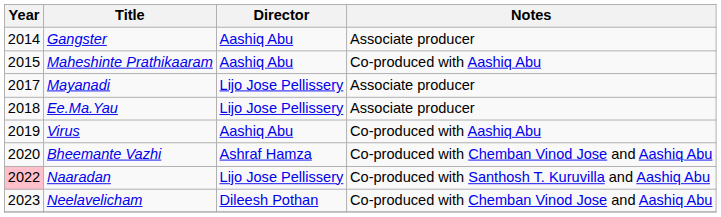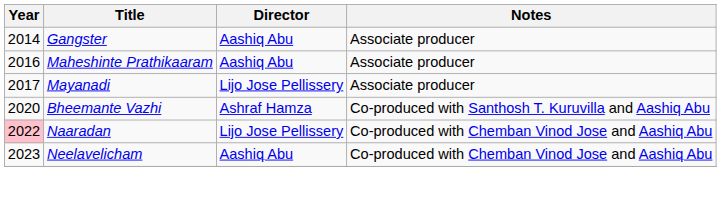(24, 62) 2015 -> (24, 62) 2016
(446, 62) Co-produced with Aashiq Abu -> (412, 62) Associate producer
- row: (82, 108)
- row: (63, 131)
(531, 154) Co-produced with Chemban Vinod Jose and Aashiq Abu -> (530, 108) Co-produced with Santhosh T. Kuruvilla and Aashiq Abu
(530, 177) Co-produced with Santhosh T. Kuruvilla and Aashiq Abu -> (531, 131) Co-produced with Chemban Vinod Jose and Aashiq Abu
(269, 200) Dileesh Pothan -> (256, 154) Aashiq Abu
